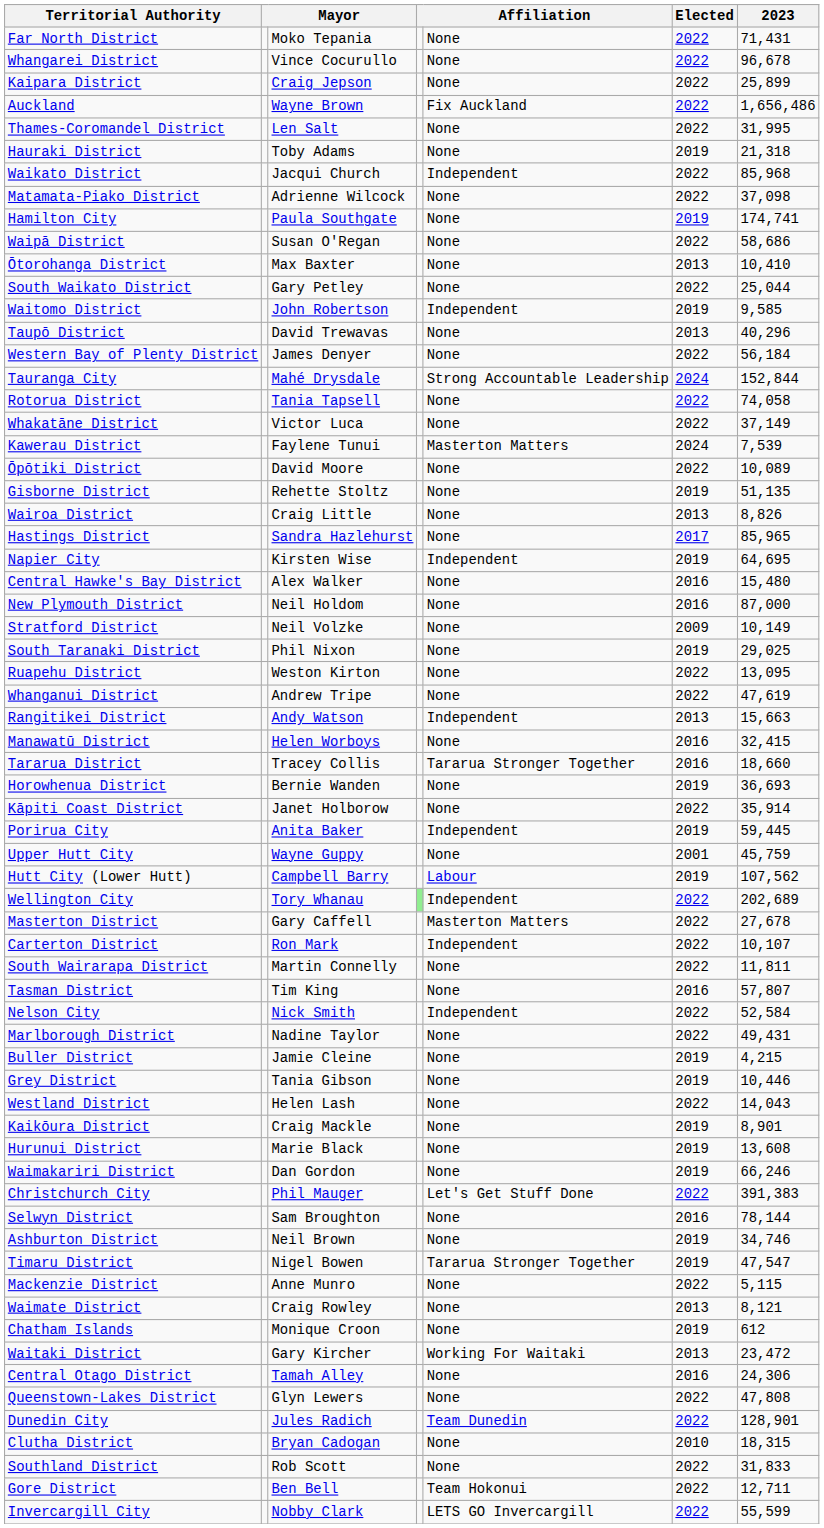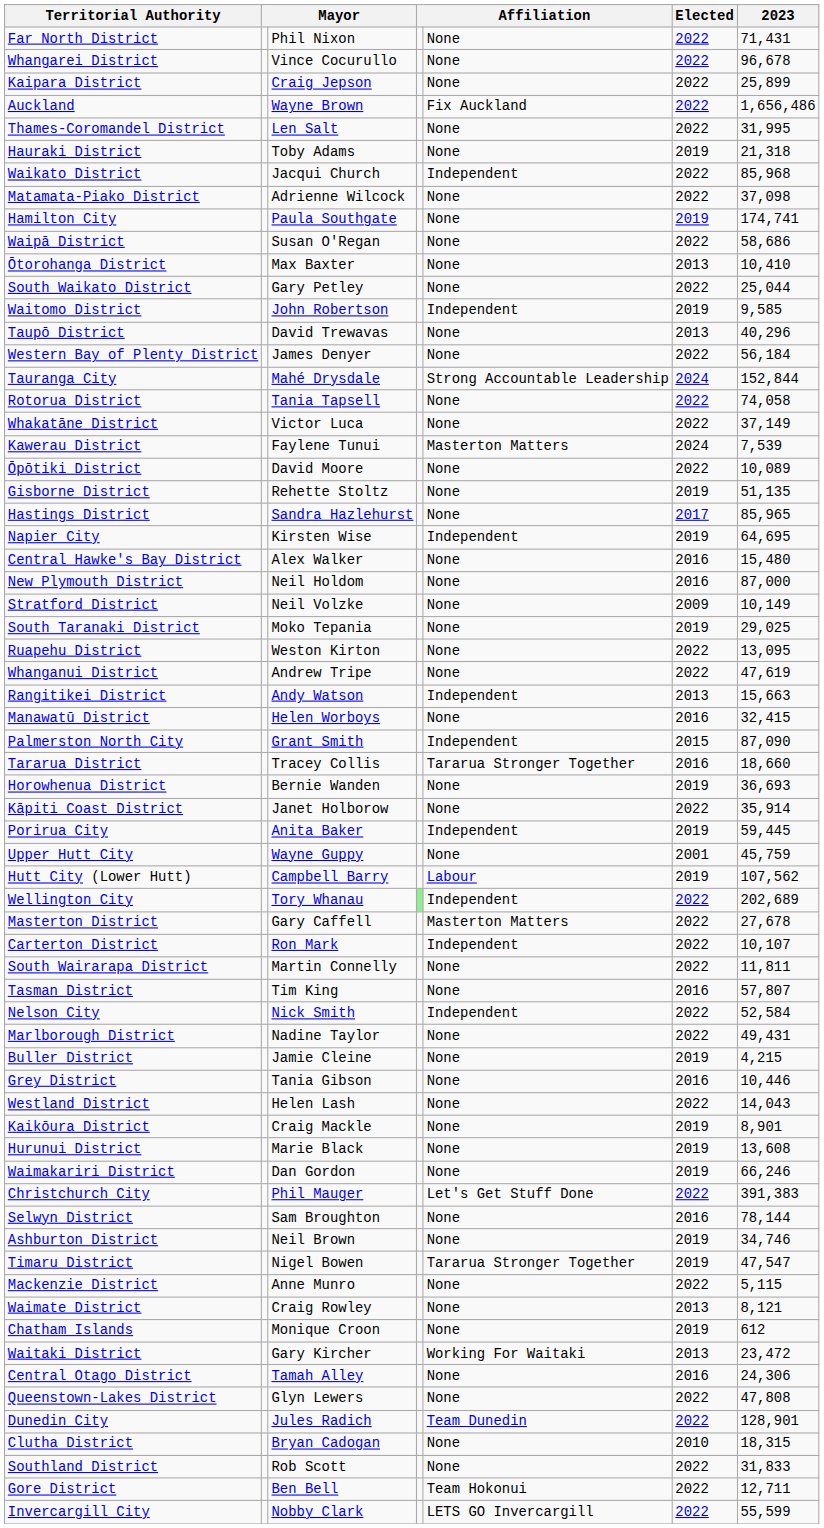(322, 39) Moko Tepania -> (313, 39) Phil Nixon
- row: (70, 515)
(313, 651) Phil Nixon -> (322, 628) Moko Tepania
+ row: (95, 741)
(692, 1081) 2019 -> (692, 1081) 2016
